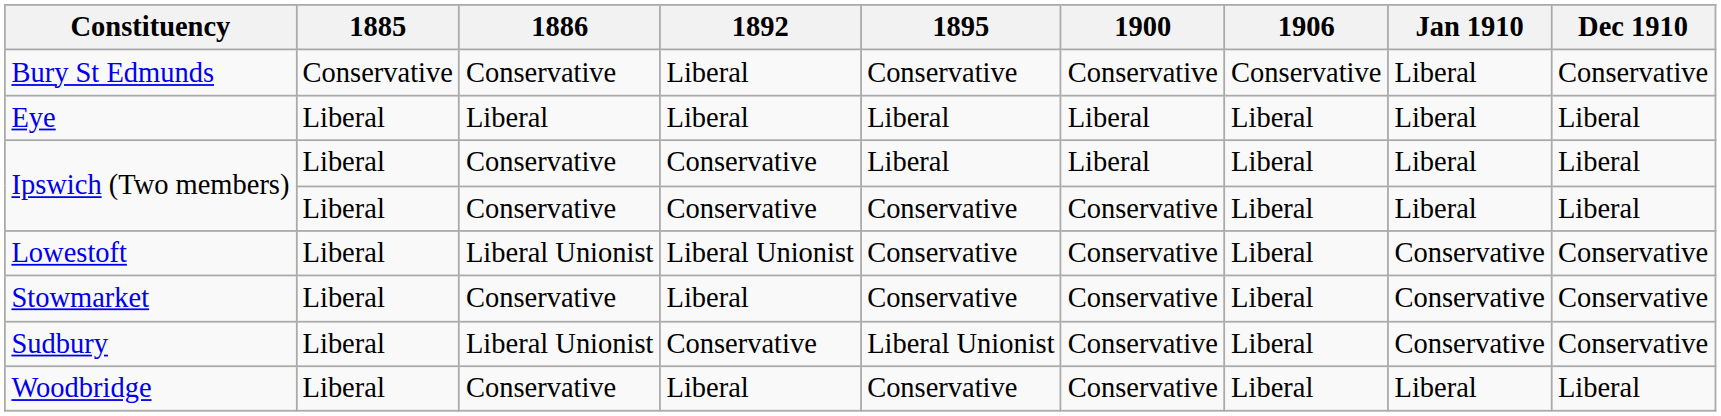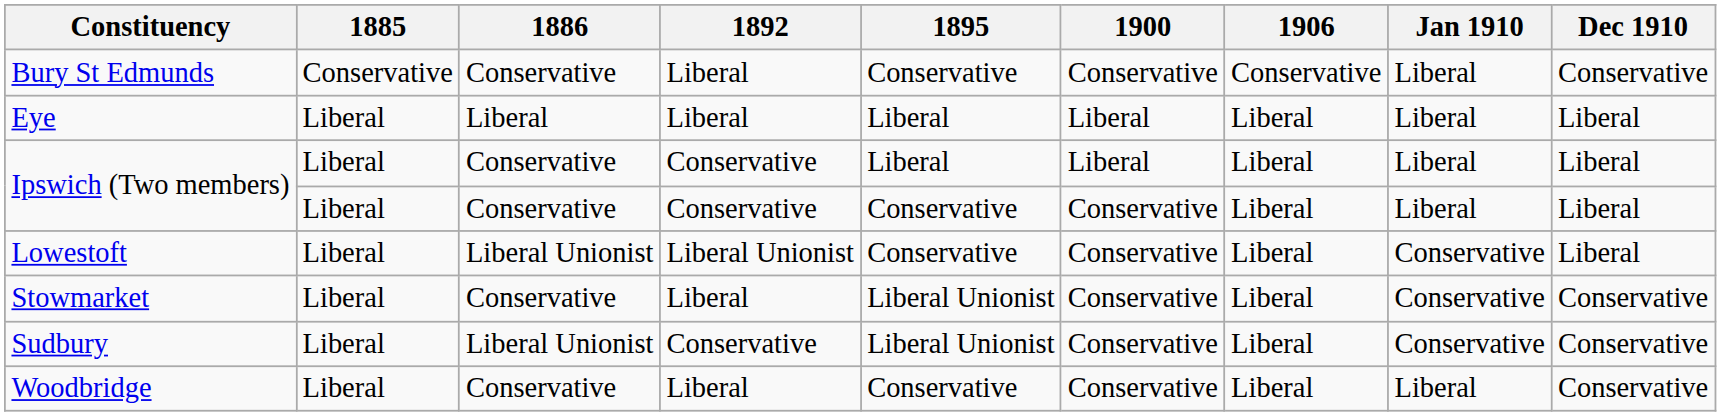(1633, 252) Conservative -> (1599, 252) Liberal
(942, 298) Conservative -> (961, 298) Liberal Unionist
(1599, 388) Liberal -> (1633, 388) Conservative
